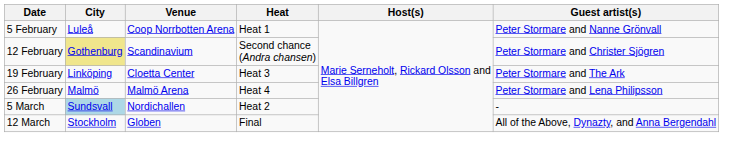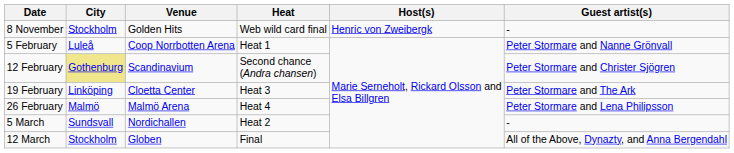+ row: (35, 29)
(90, 106) lightblue background -> (91, 123) no background
